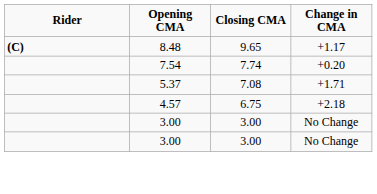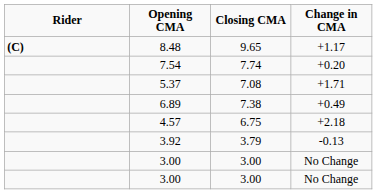+ row: (170, 103)
+ row: (170, 141)
